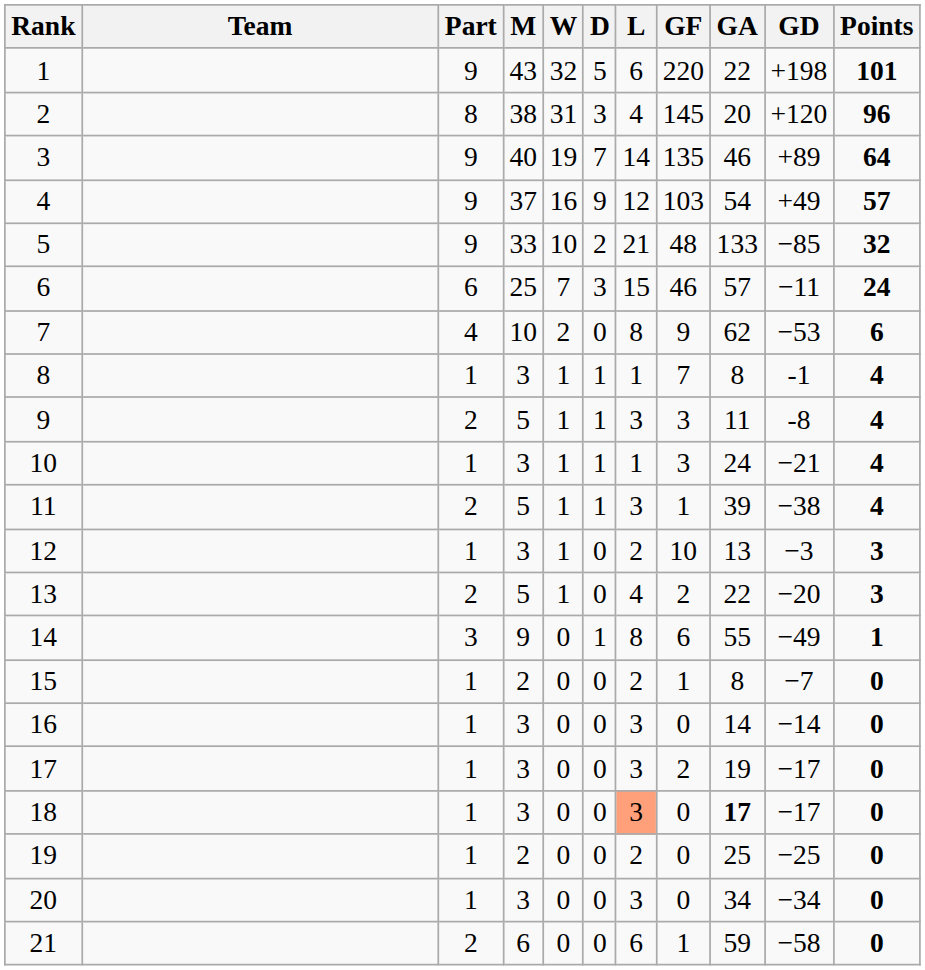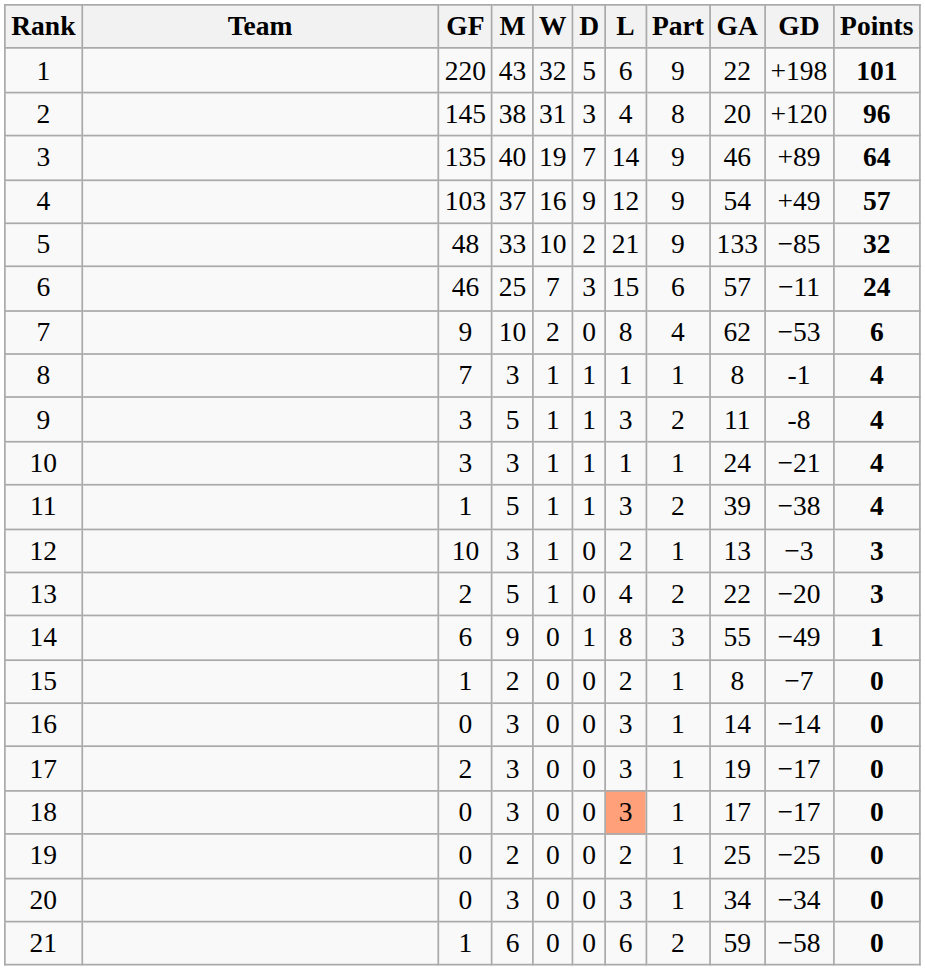columns swapped: (471, 26) <-> (683, 26)
(737, 811) bold -> (737, 811) normal
